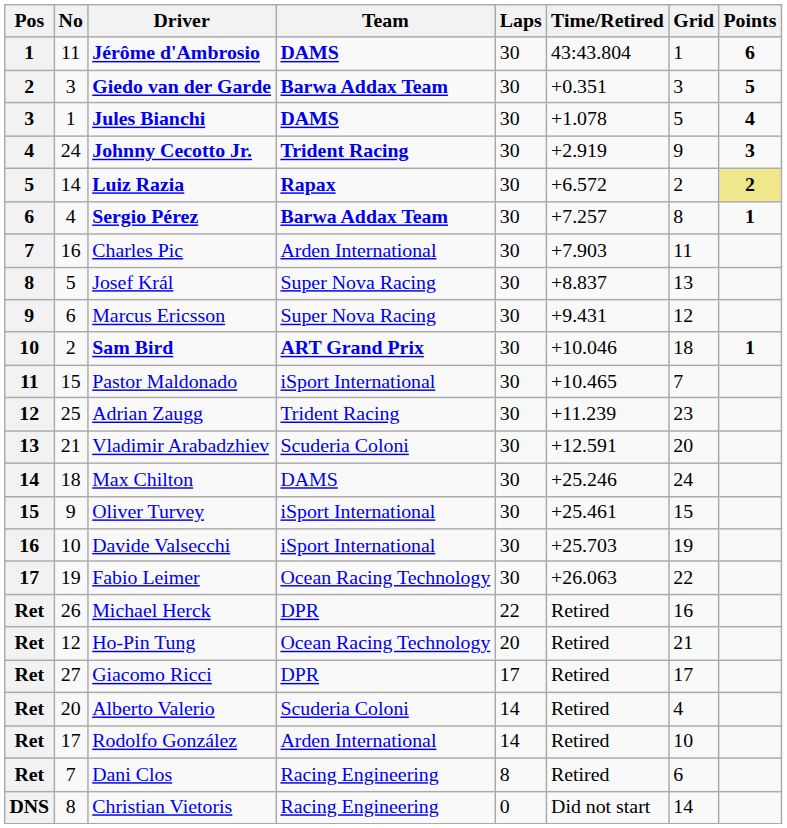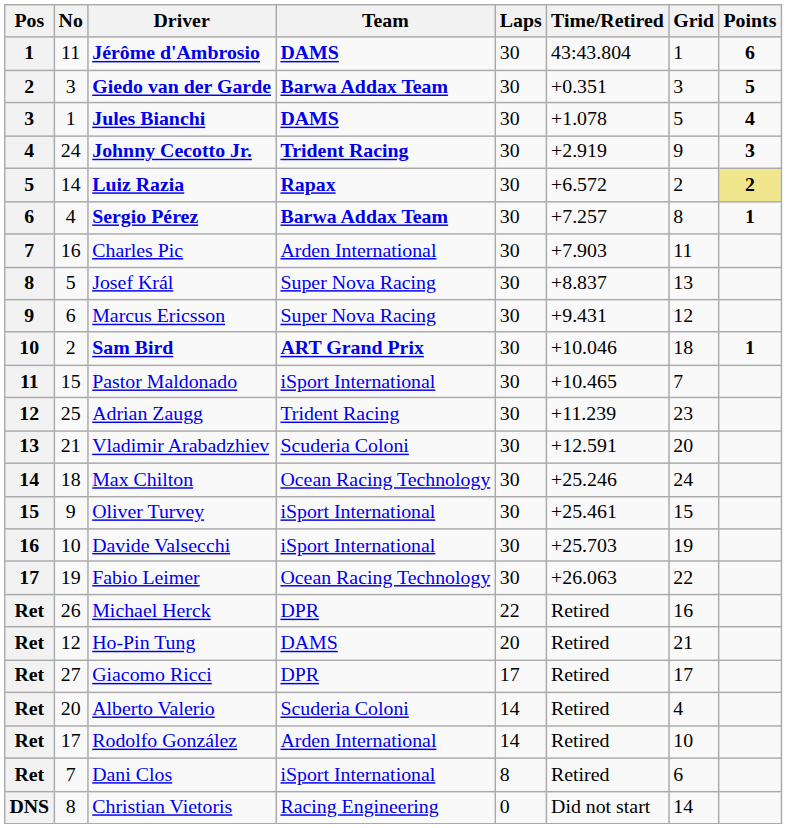(309, 479) DAMS -> (385, 479) Ocean Racing Technology
(385, 642) Ocean Racing Technology -> (309, 642) DAMS
(360, 773) Racing Engineering -> (358, 773) iSport International
